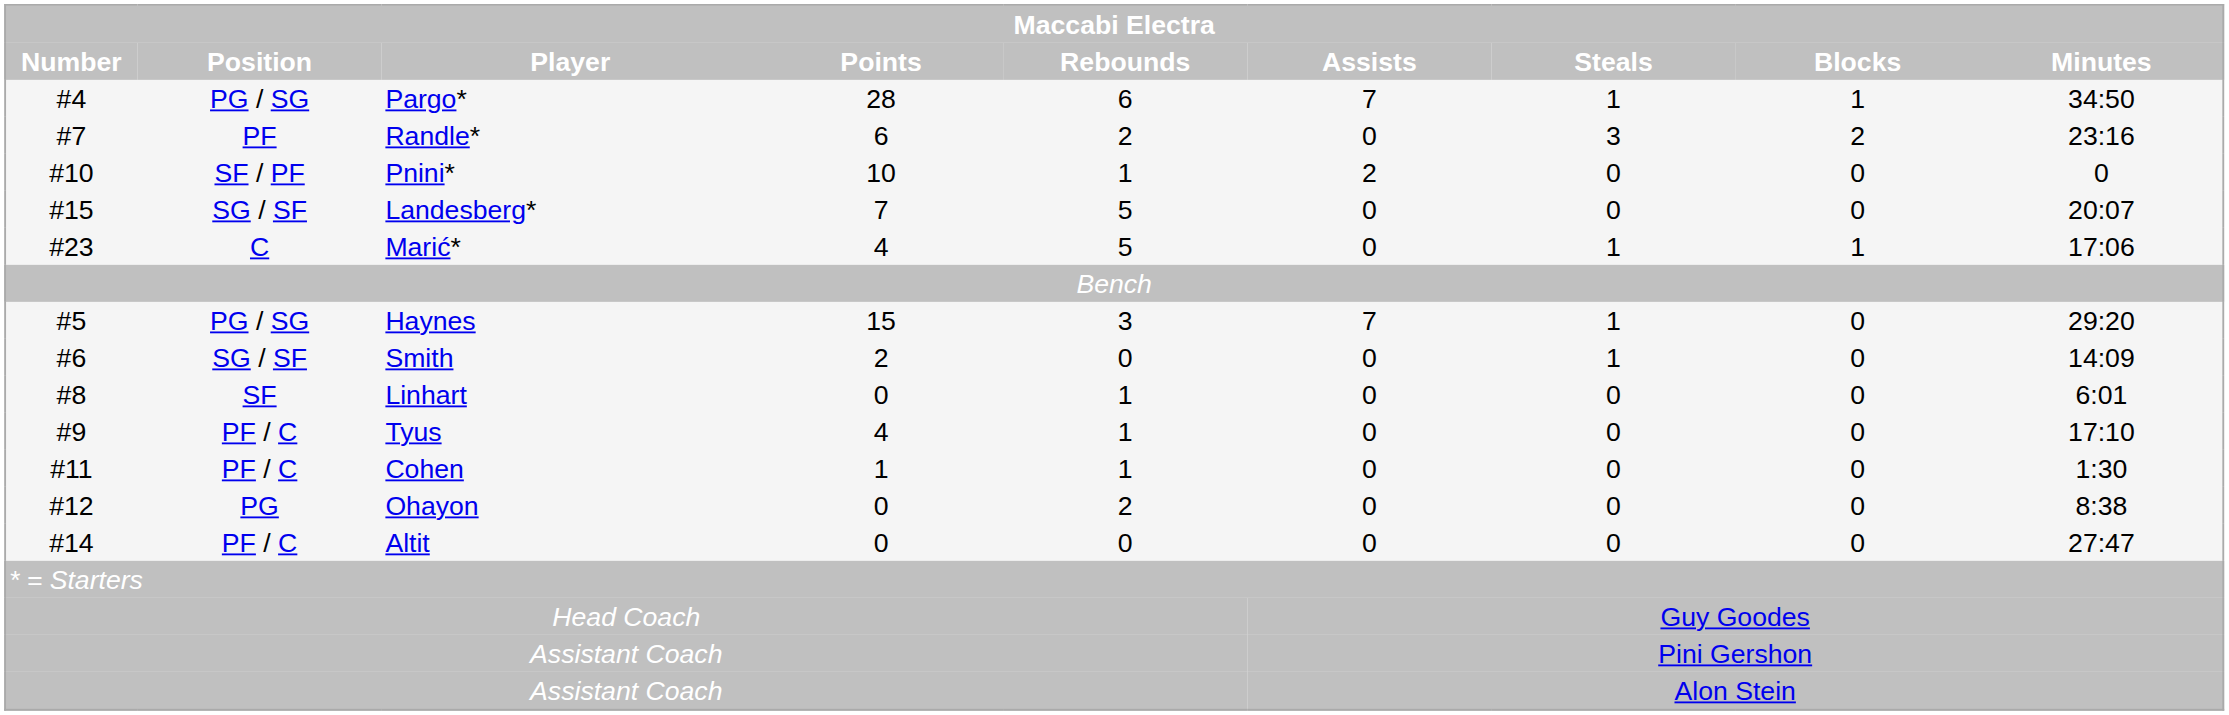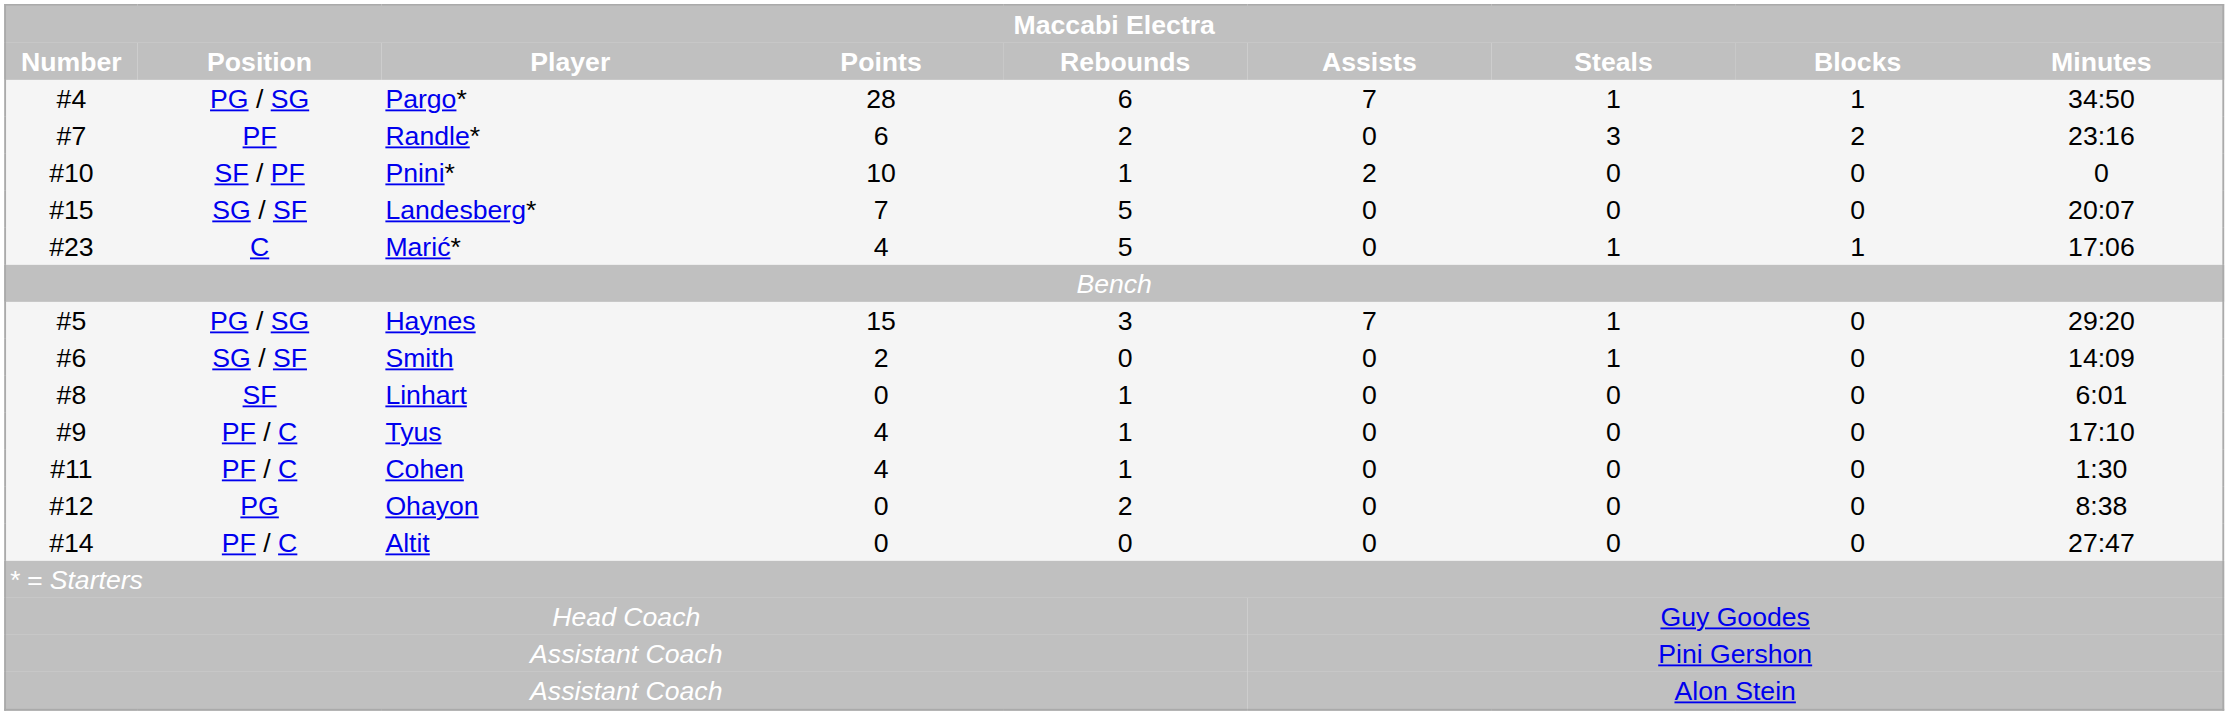(881, 468) 1 -> (881, 468) 4
